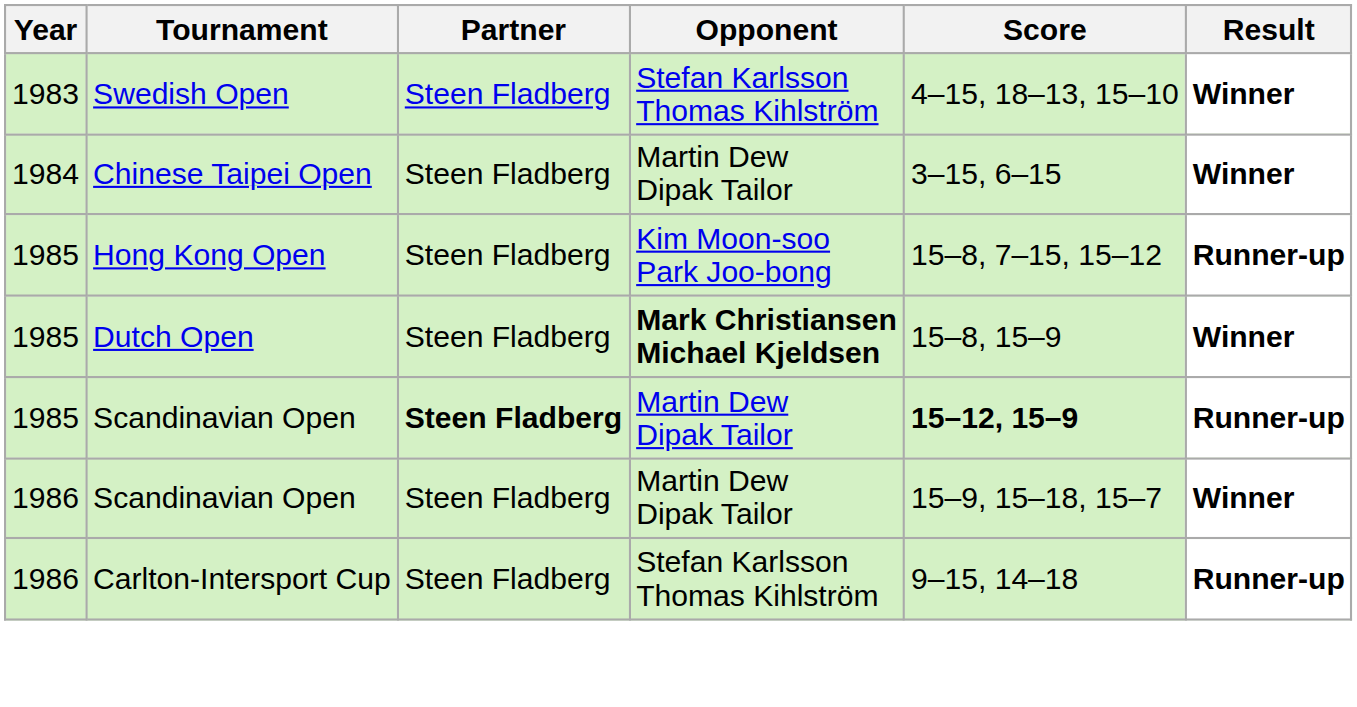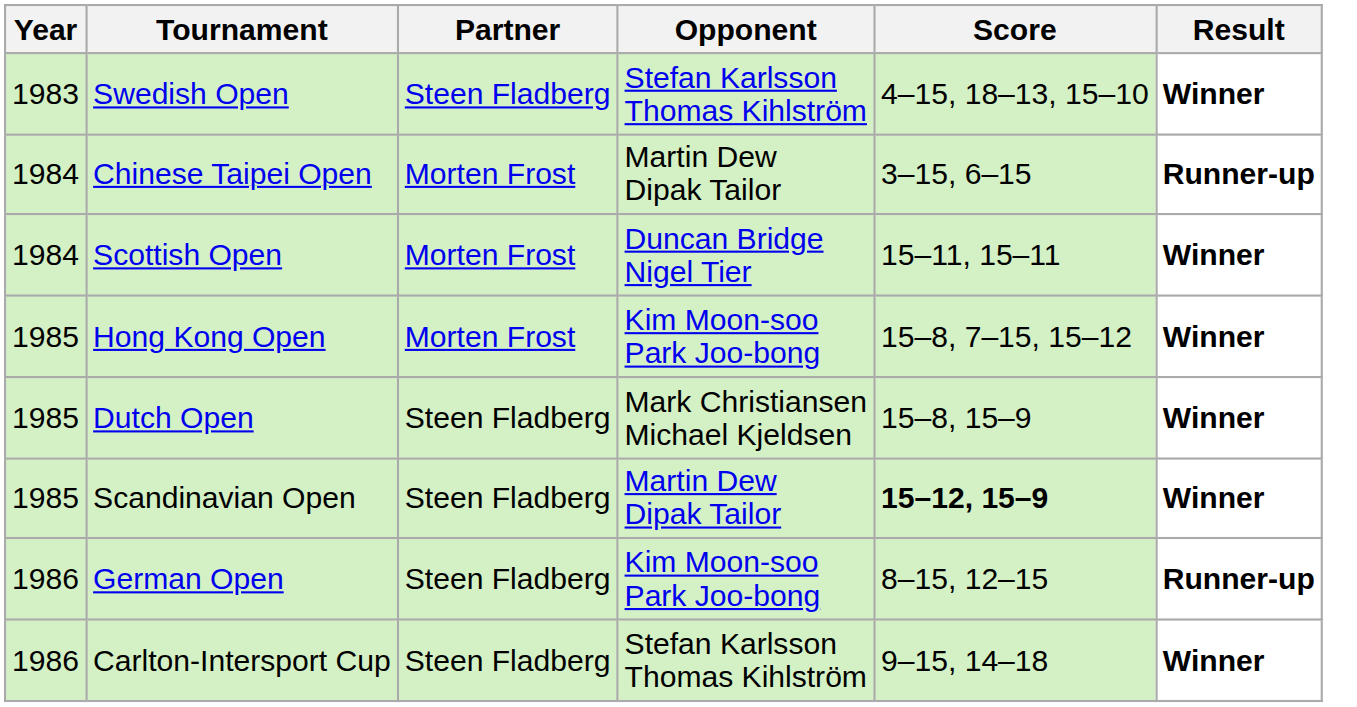(508, 174) Steen Fladberg -> (490, 174) Morten Frost
(1244, 174) Winner -> (1239, 174) Runner-up
+ row: (46, 255)
(508, 255) Steen Fladberg -> (490, 336) Morten Frost
(1269, 255) Runner-up -> (1214, 336) Winner
(767, 336) bold -> (746, 417) normal
(513, 417) bold -> (508, 498) normal
(1269, 417) Runner-up -> (1214, 498) Winner
+ row: (46, 579)
- row: (46, 498)
(1269, 579) Runner-up -> (1214, 660) Winner
